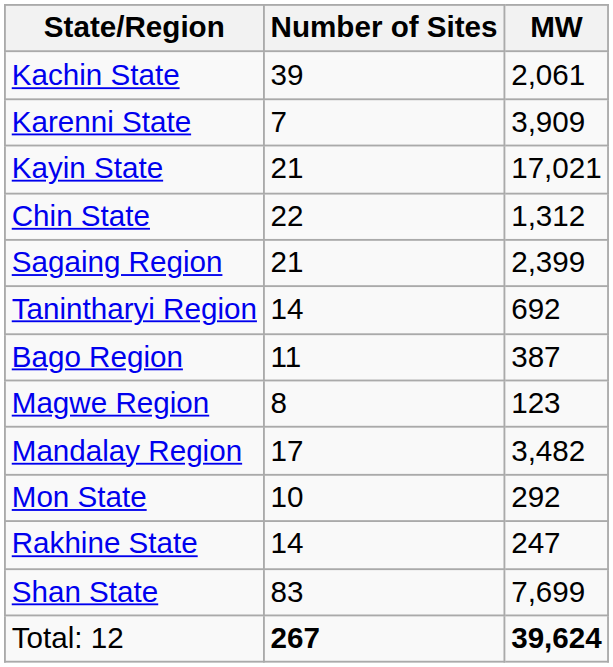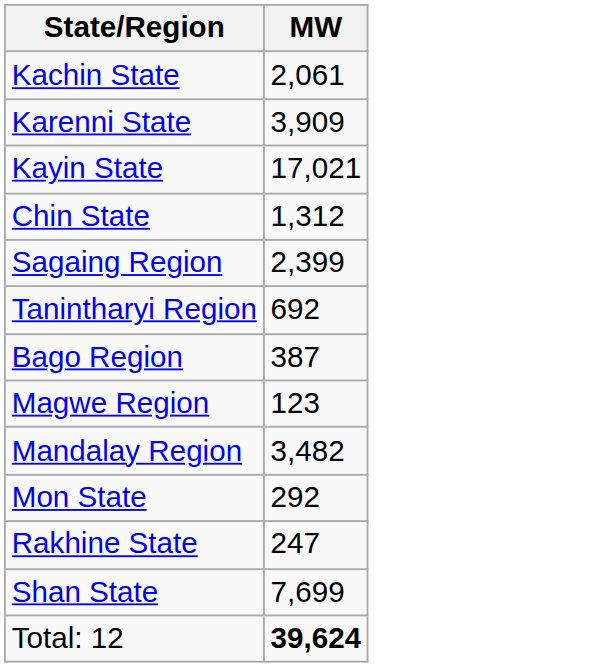- column: (384, 27)
